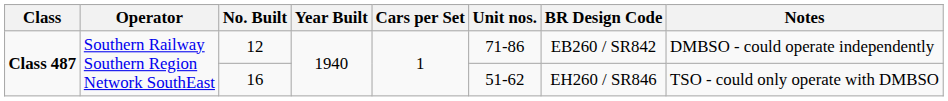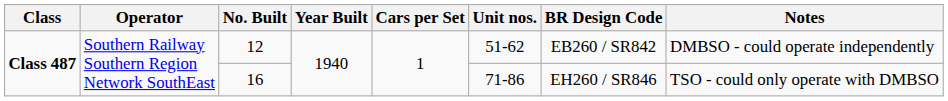(505, 47) 71-86 -> (505, 47) 51-62
(505, 79) 51-62 -> (505, 79) 71-86
